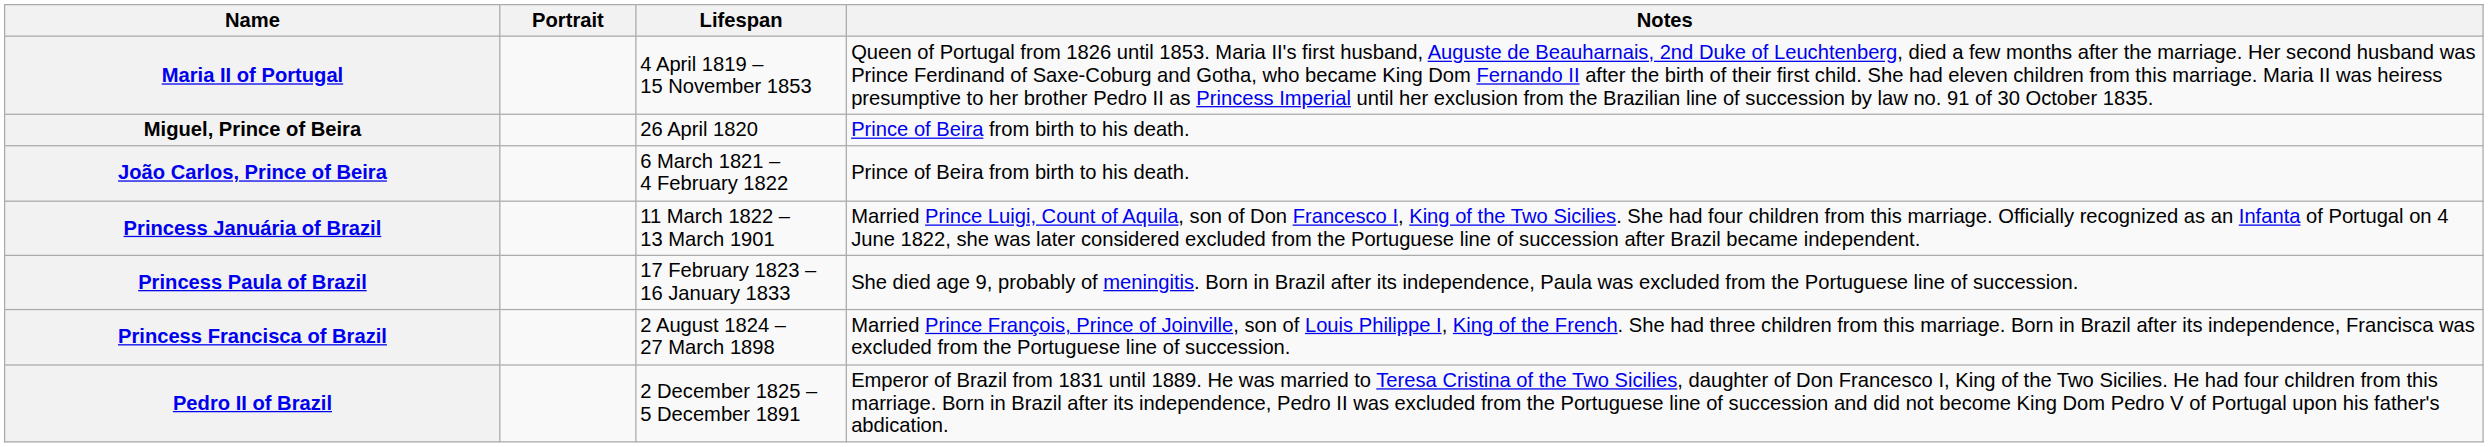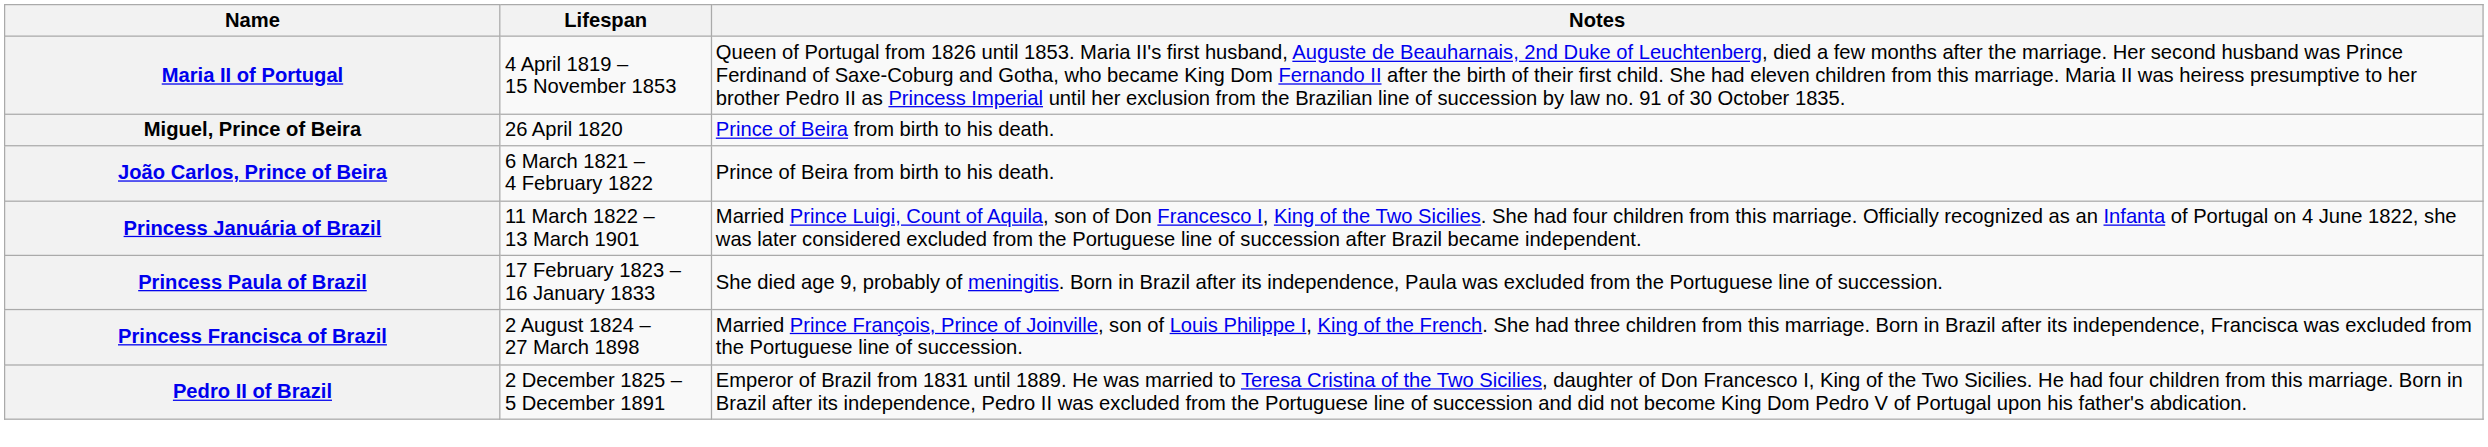- column: (568, 20)
